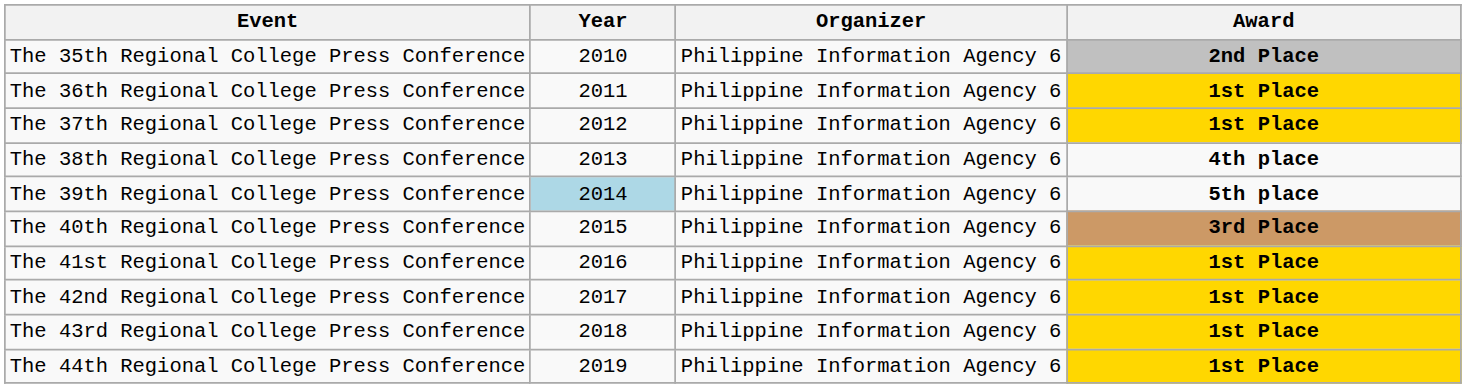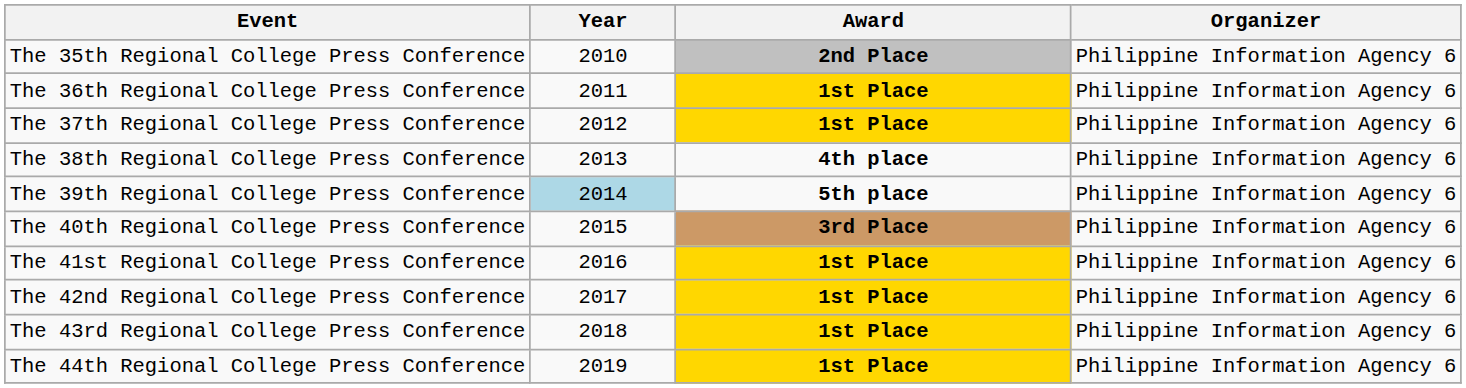columns swapped: (1264, 22) <-> (871, 22)
